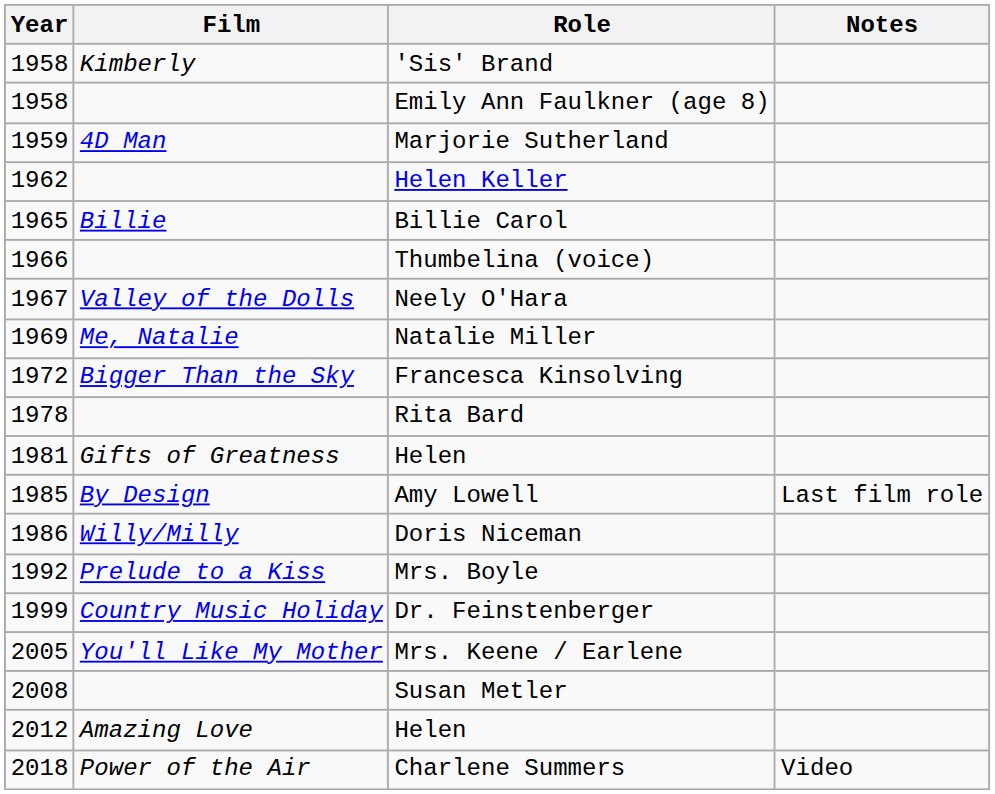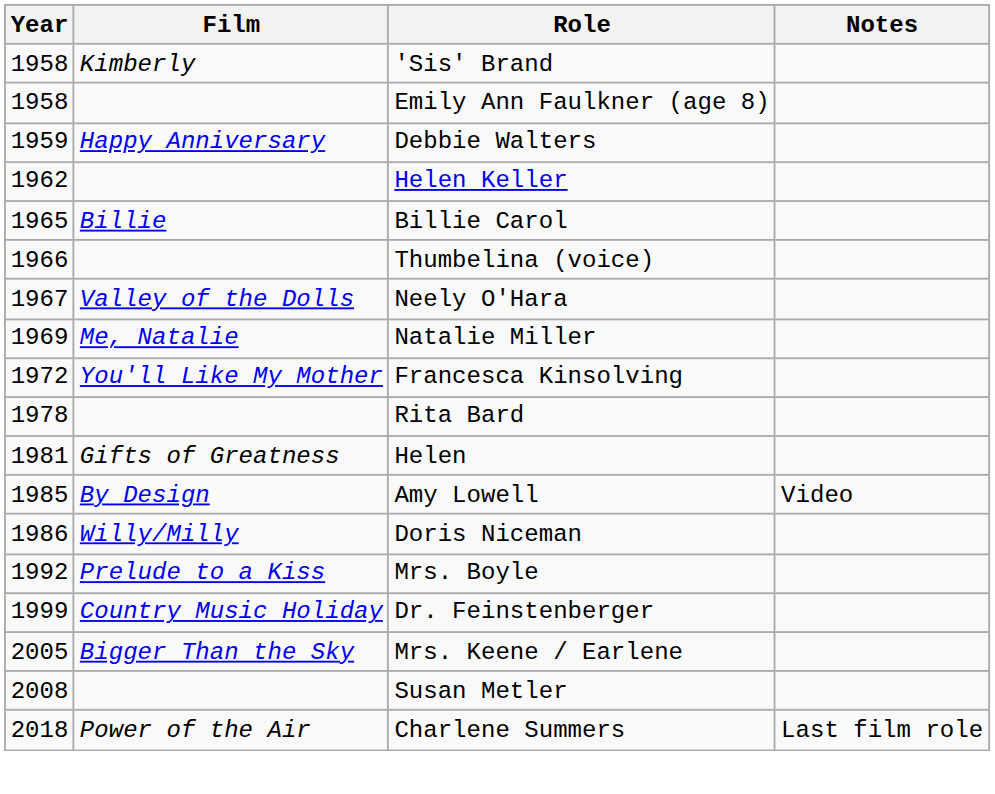- row: (40, 142)
+ row: (40, 142)
(217, 377) Bigger Than the Sky -> (231, 377) You'll Like My Mother
(882, 495) Last film role -> (817, 495) Video
(231, 652) You'll Like My Mother -> (217, 652) Bigger Than the Sky
- row: (40, 730)
(817, 769) Video -> (882, 730) Last film role
